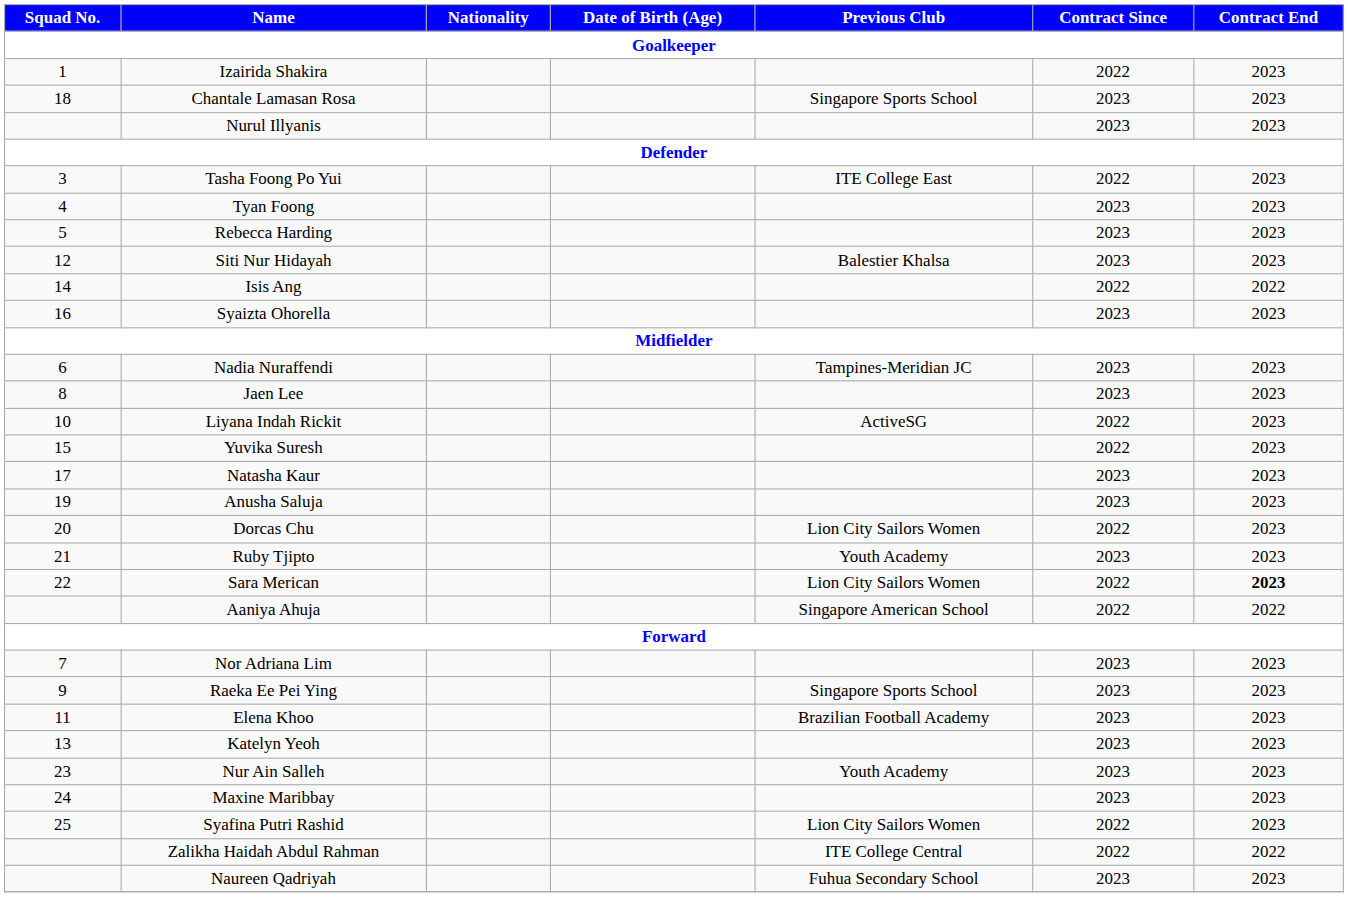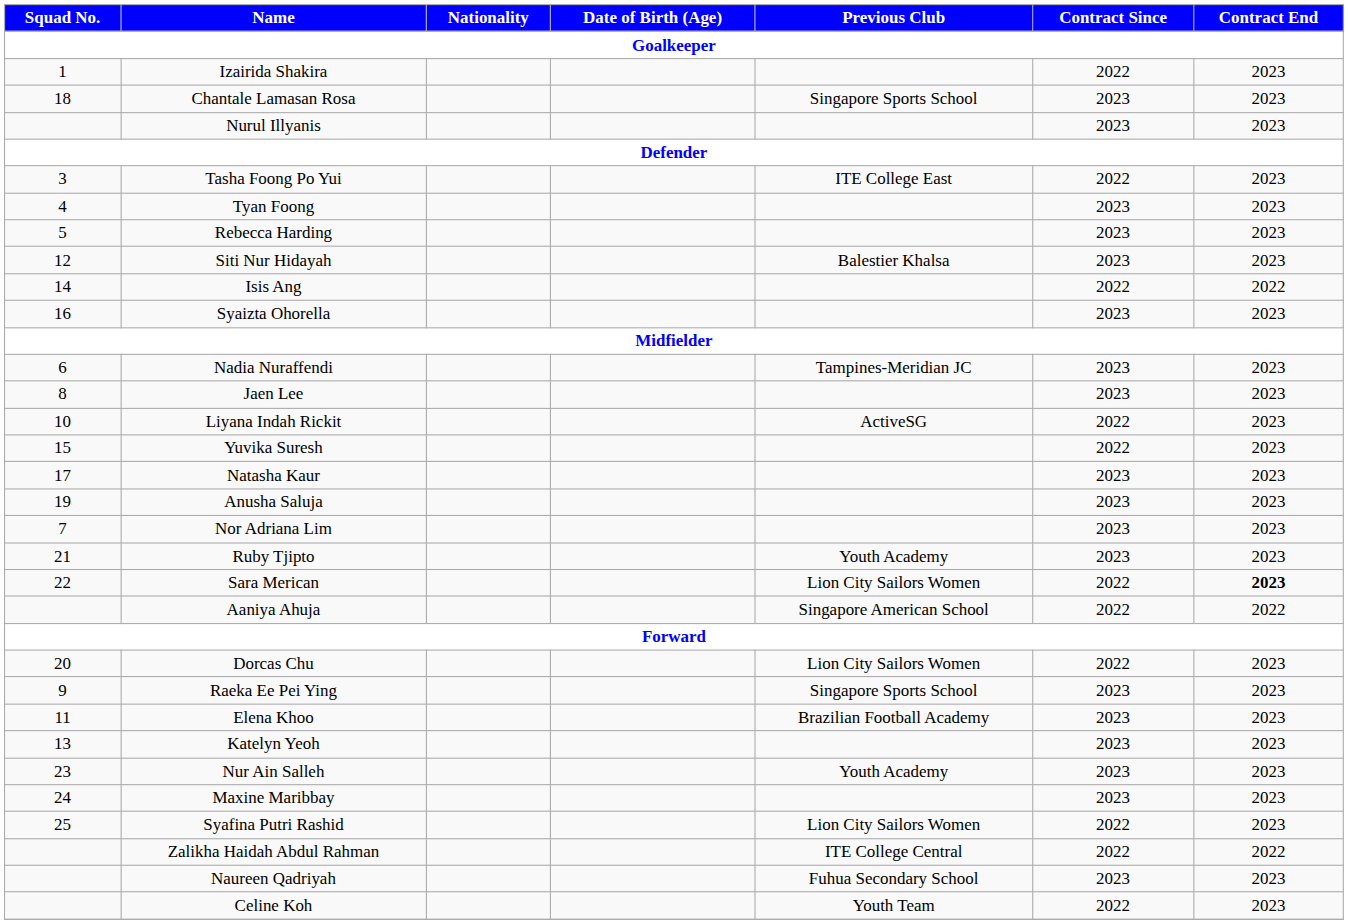rows swapped: (273, 529) <-> (273, 663)
+ row: (273, 905)
